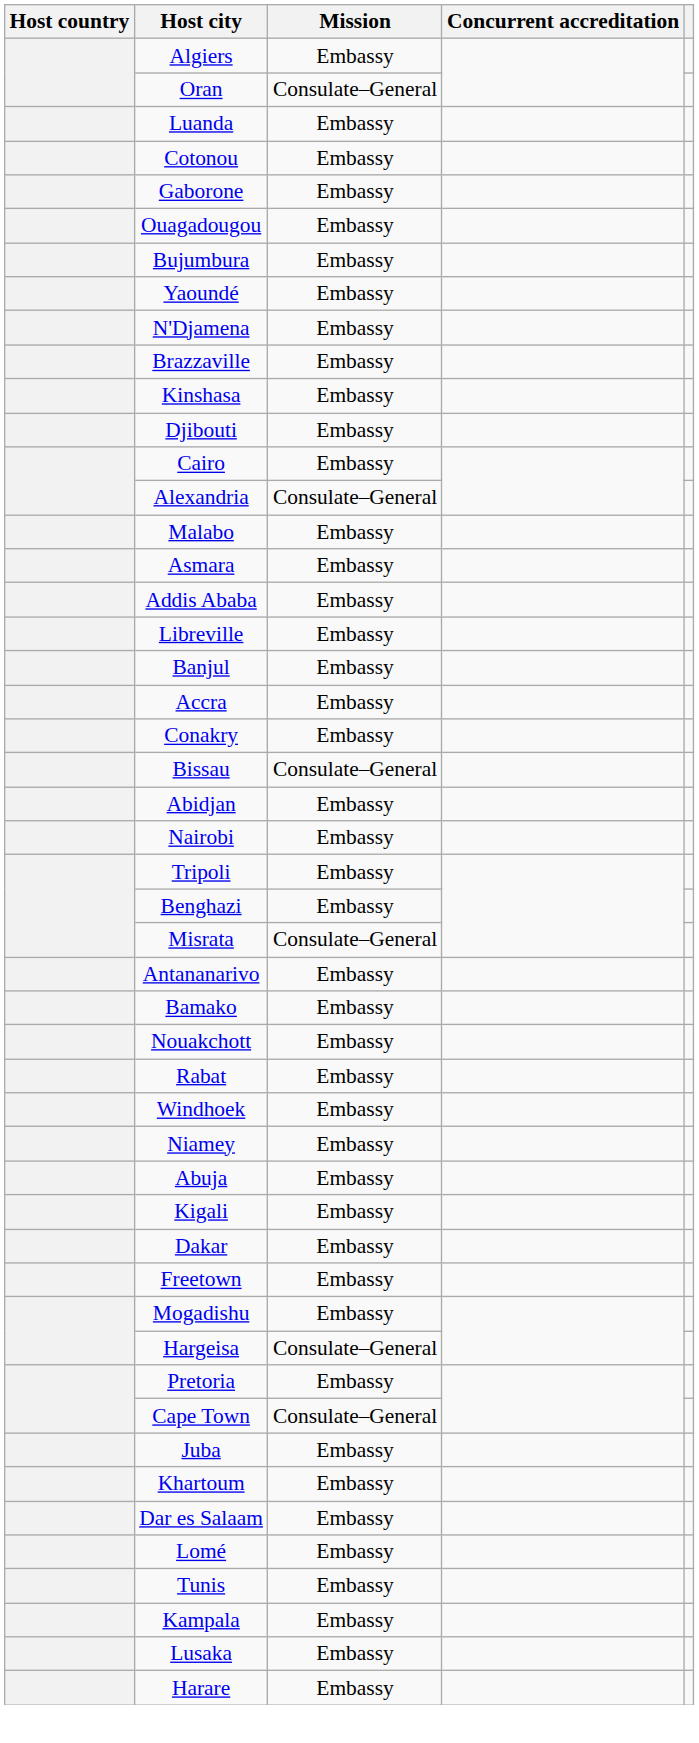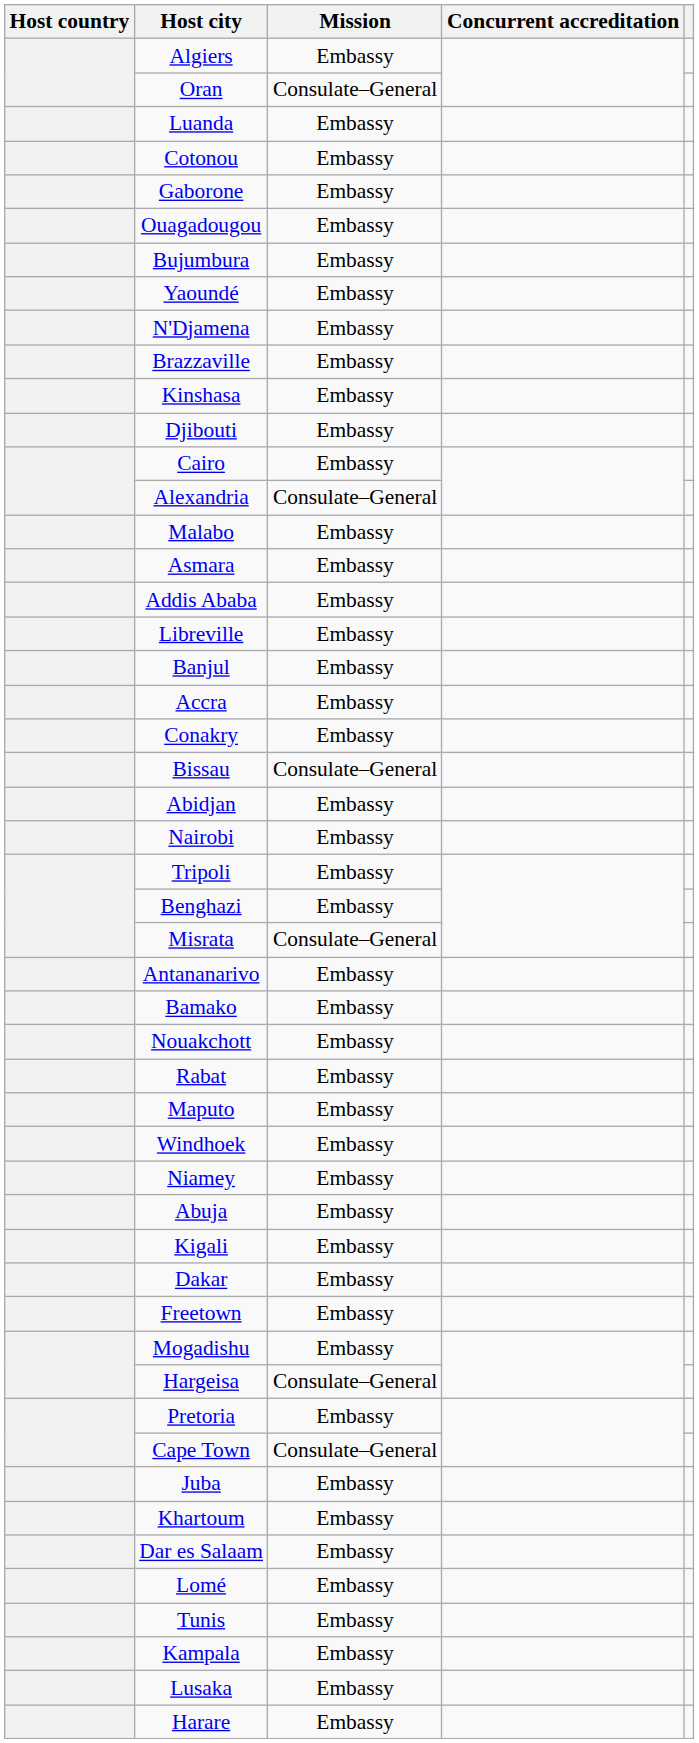+ row: (201, 1109)
